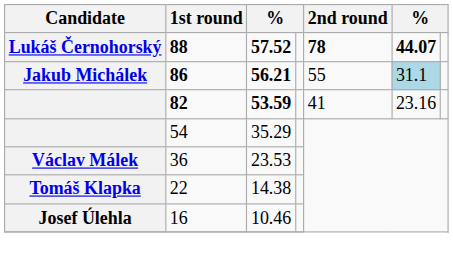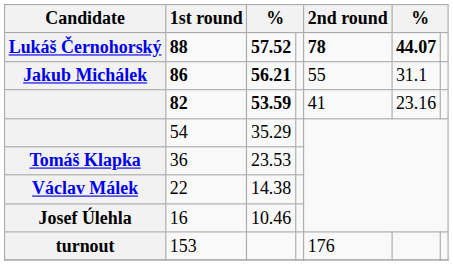(412, 75) lightblue background -> (412, 75) no background
(85, 160) Václav Málek -> (85, 160) Tomáš Klapka
(85, 189) Tomáš Klapka -> (85, 189) Václav Málek
+ row: (183, 246)
